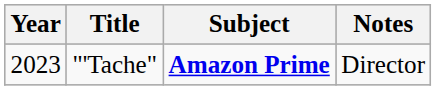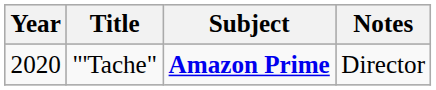(36, 64) 2023 -> (36, 64) 2020
